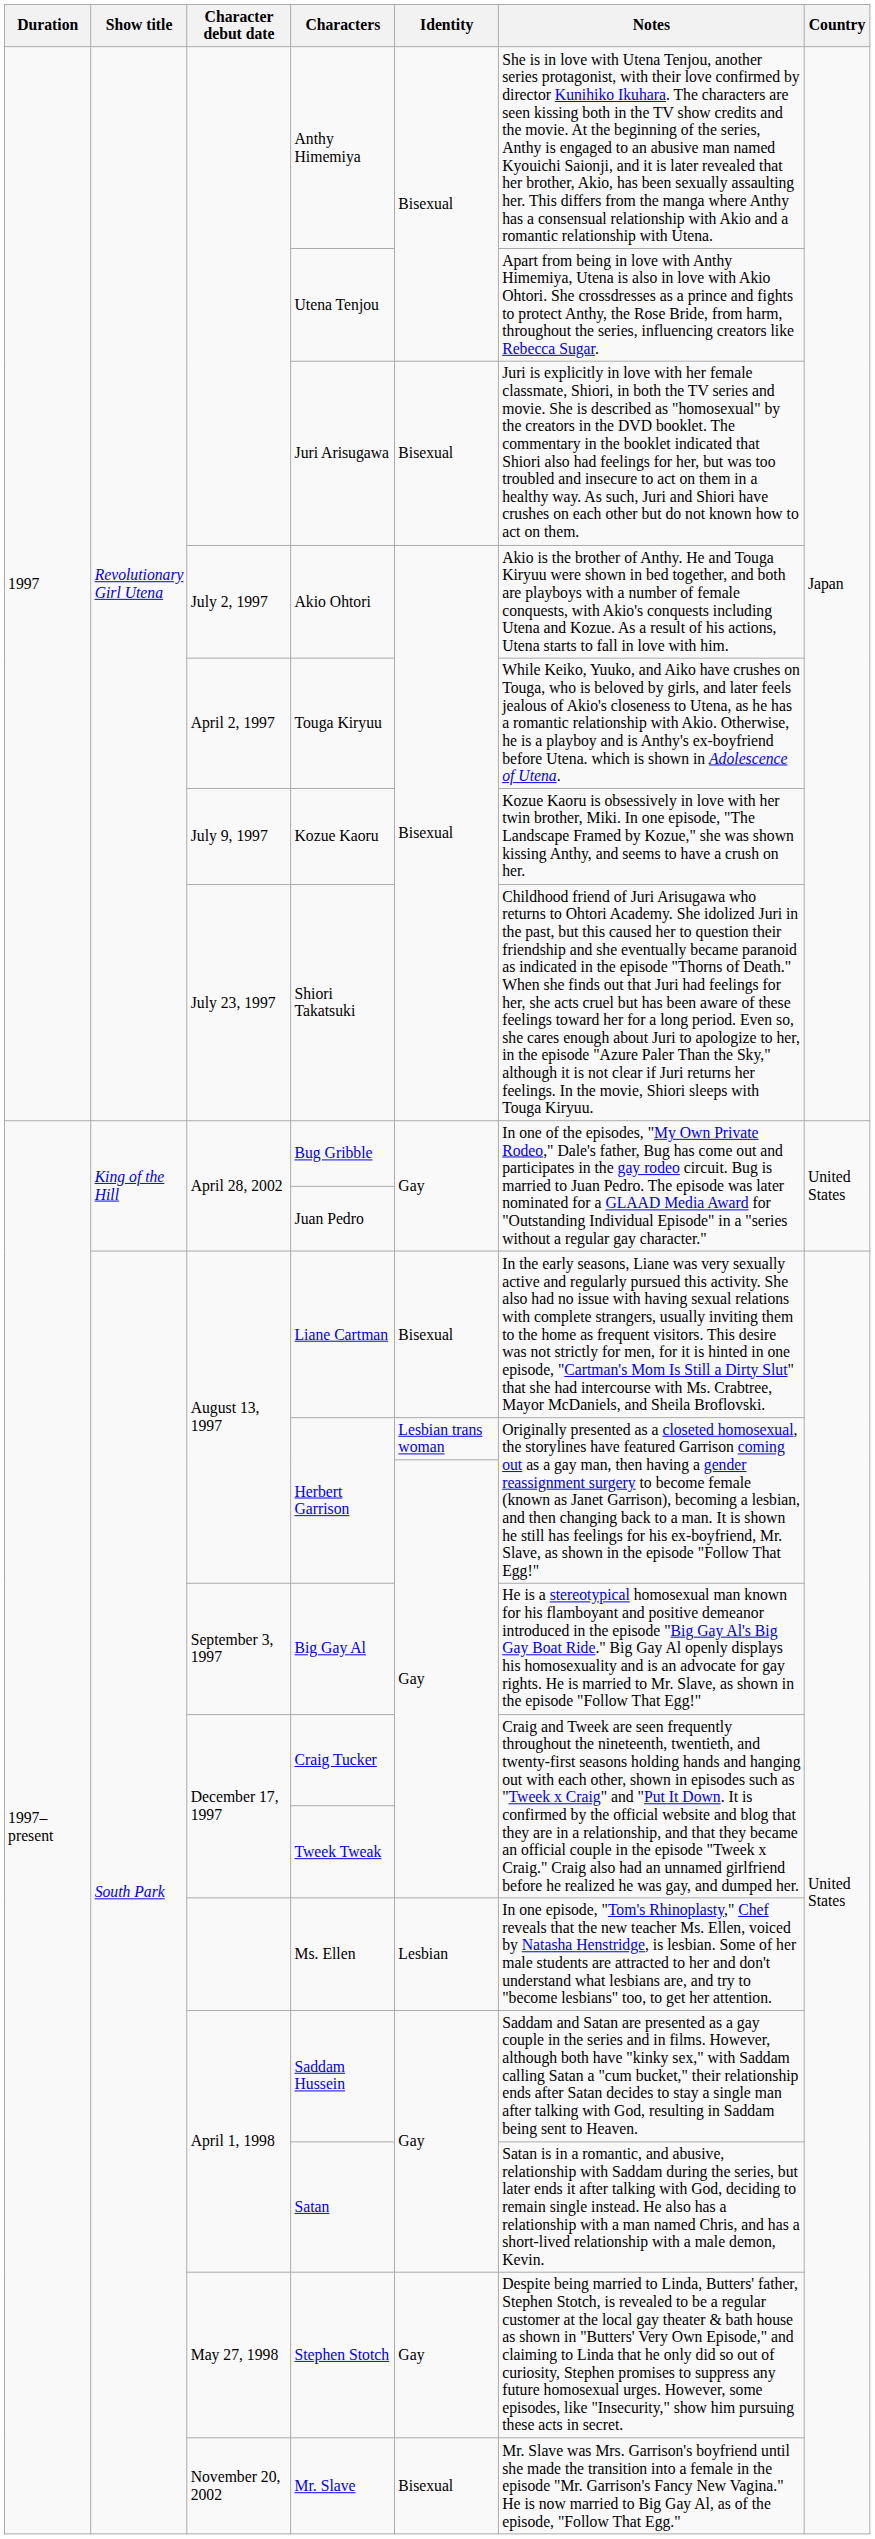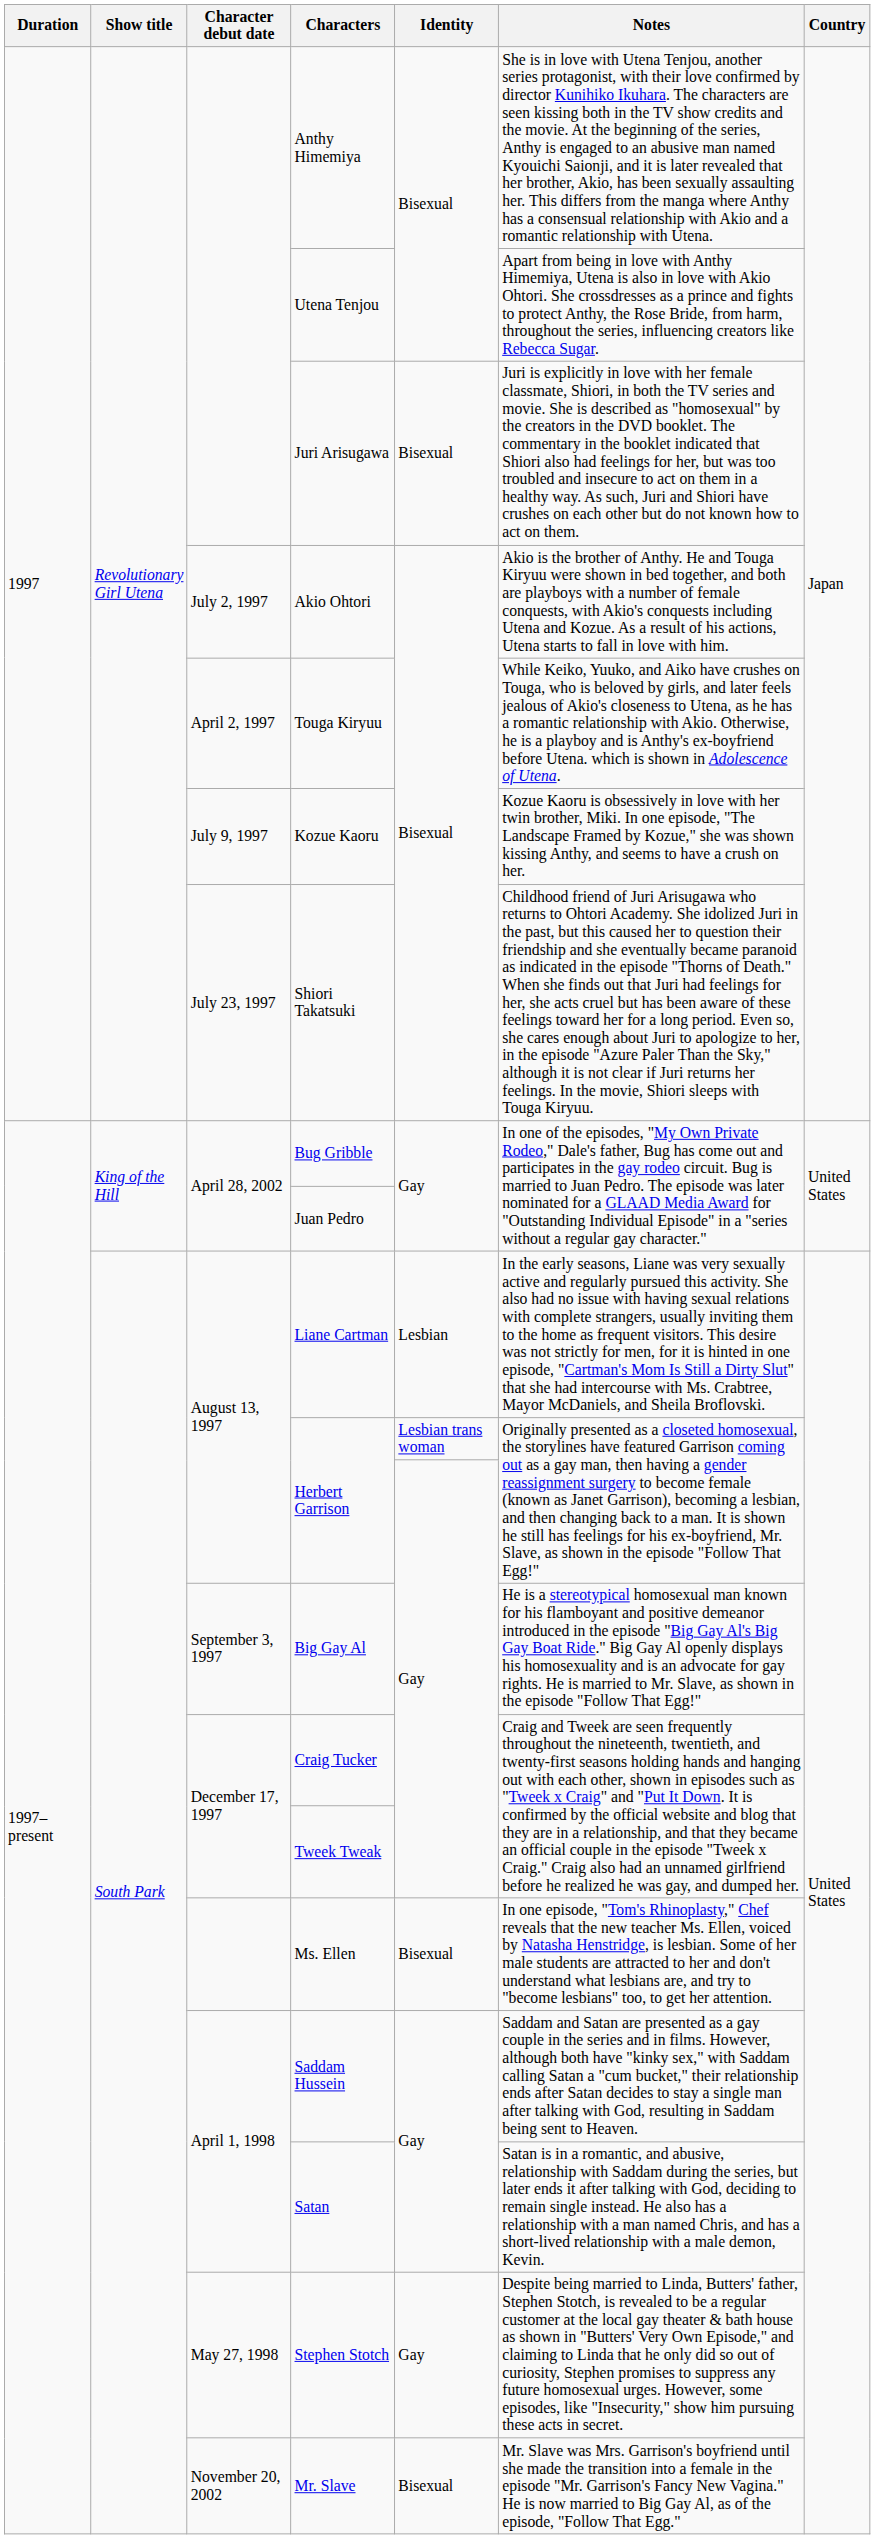(426, 1334) Bisexual -> (423, 1334) Lesbian
(423, 1954) Lesbian -> (426, 1954) Bisexual
